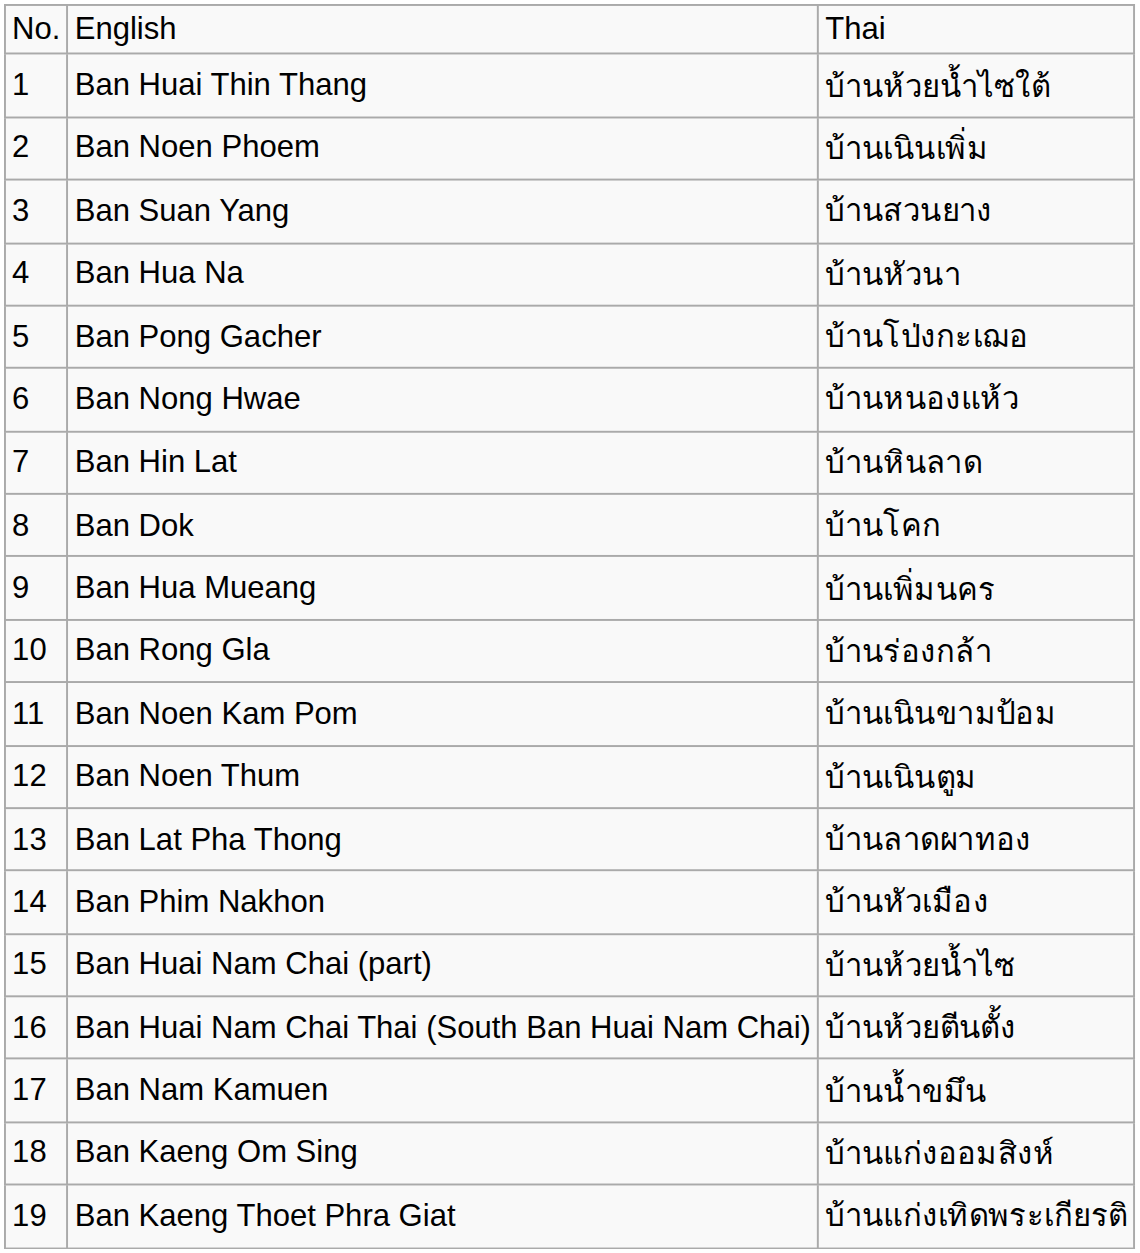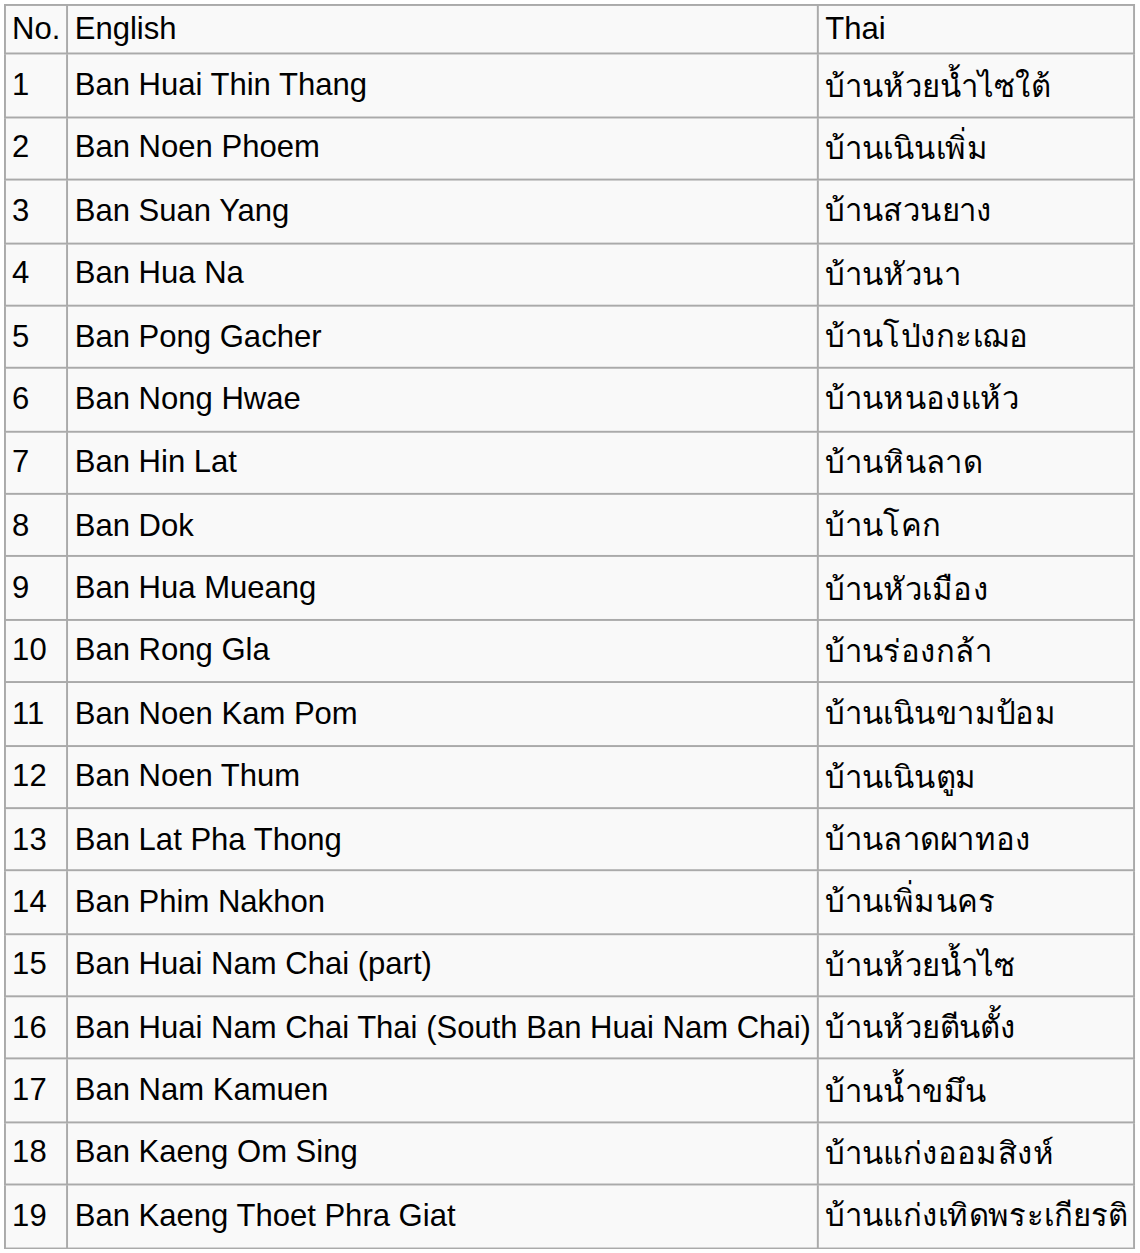(911, 588) บ้านเพิ่มนคร -> (907, 588) บ้านหัวเมือง
(907, 902) บ้านหัวเมือง -> (911, 902) บ้านเพิ่มนคร
